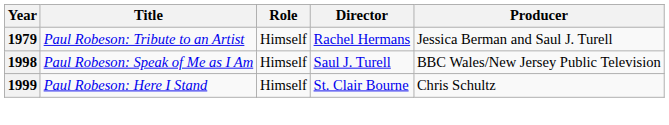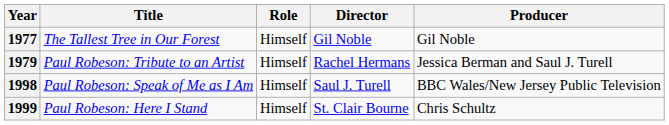+ row: (22, 39)
